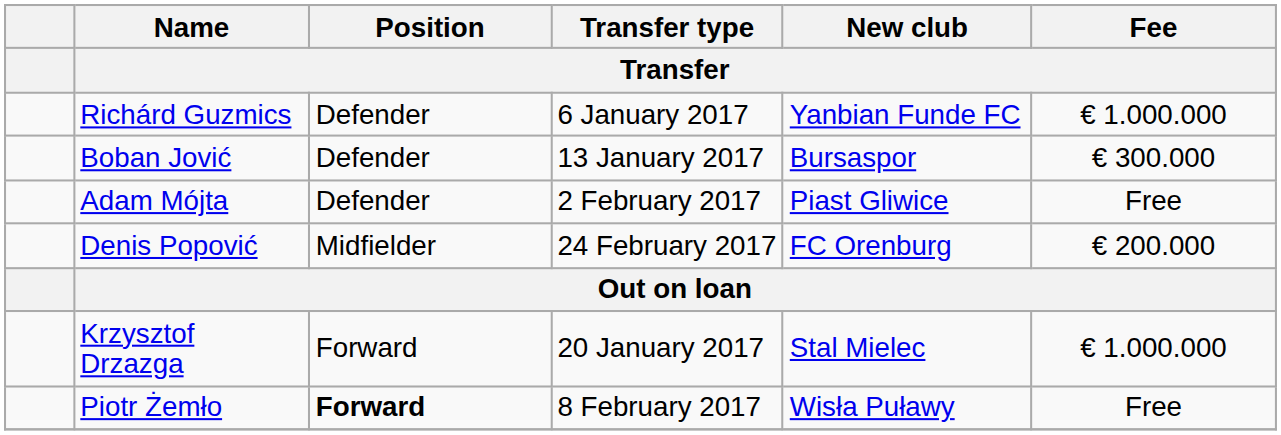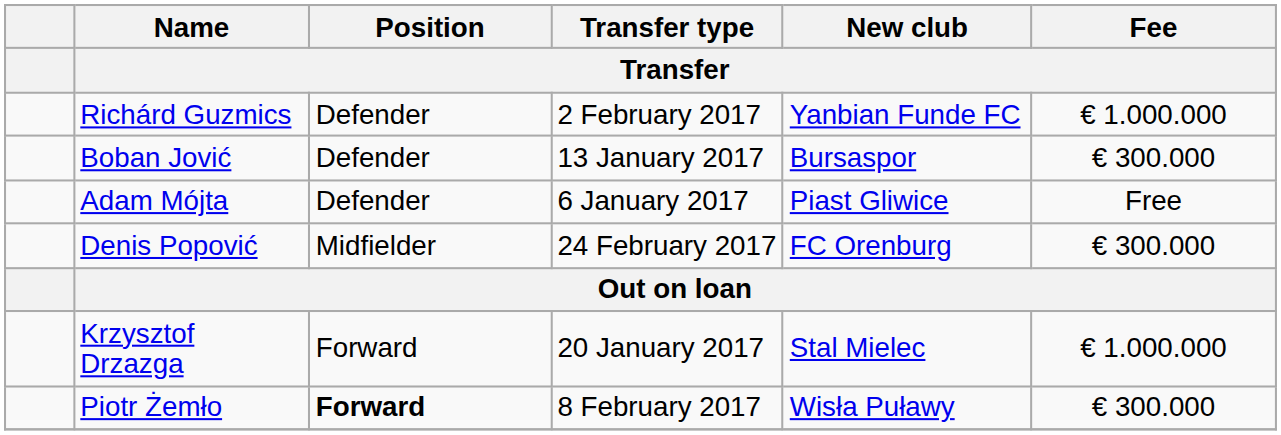(653, 114) 6 January 2017 -> (659, 114) 2 February 2017
(659, 201) 2 February 2017 -> (653, 201) 6 January 2017
(1153, 245) € 200.000 -> (1153, 245) € 300.000
(1153, 407) Free -> (1153, 407) € 300.000
